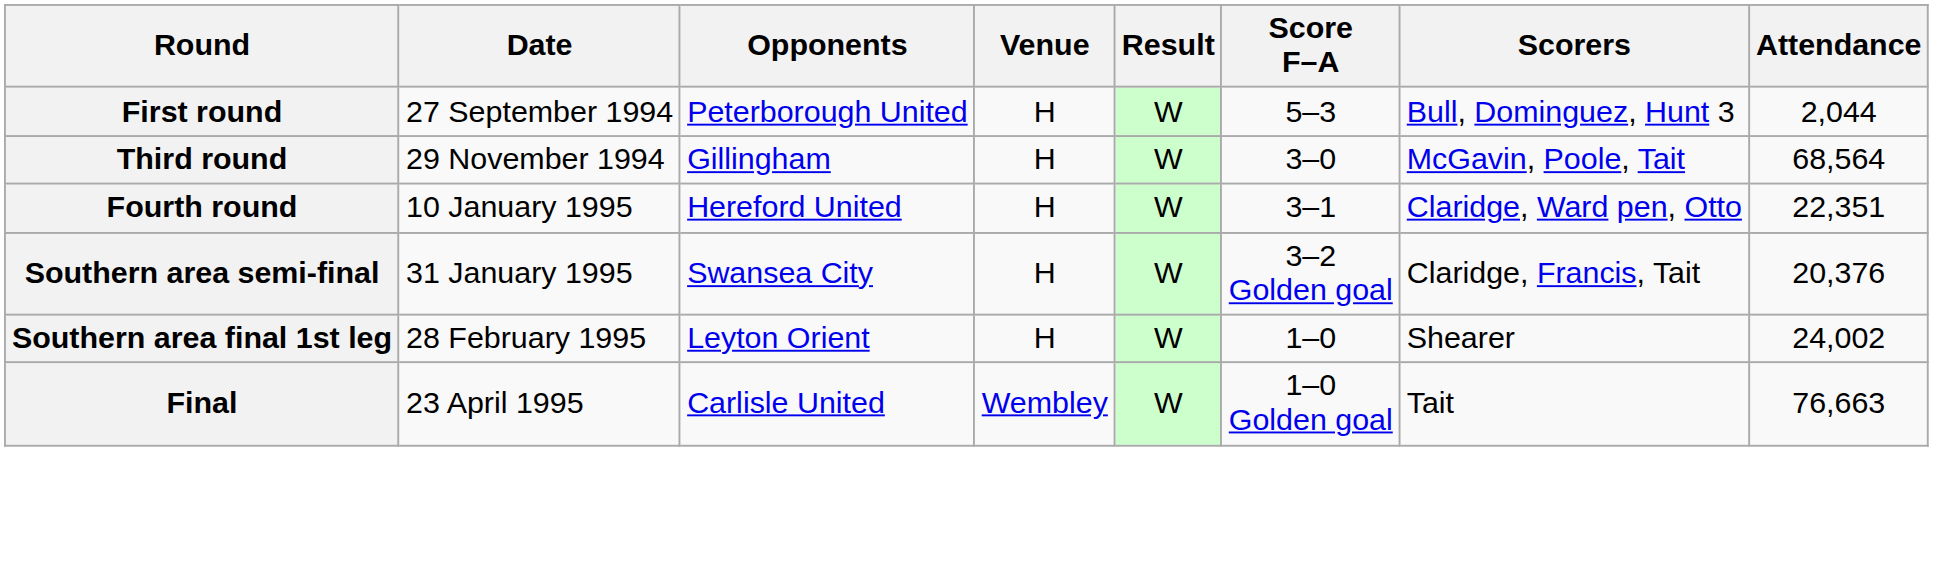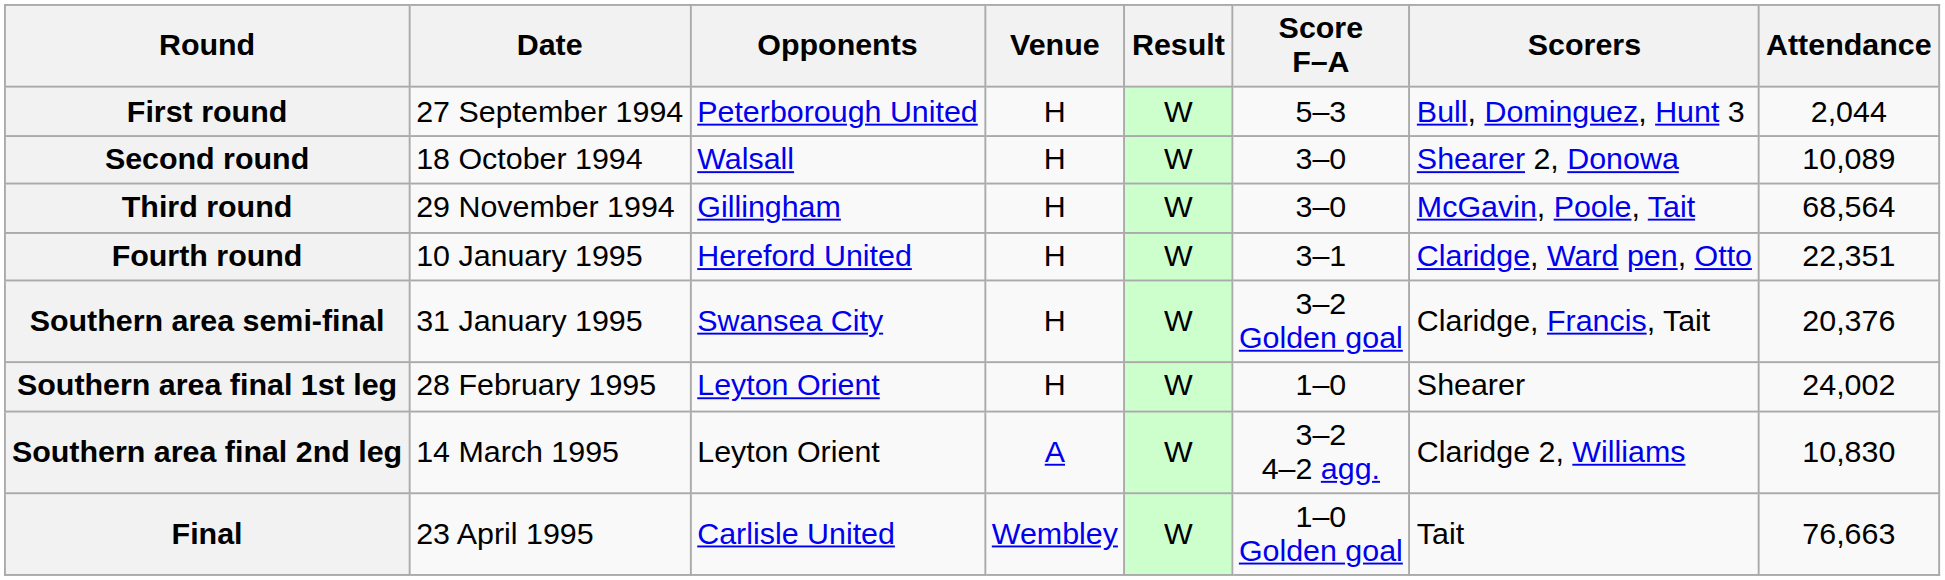+ row: (207, 159)
+ row: (207, 451)
